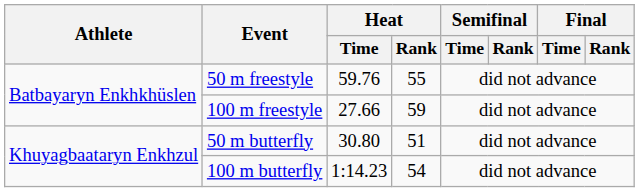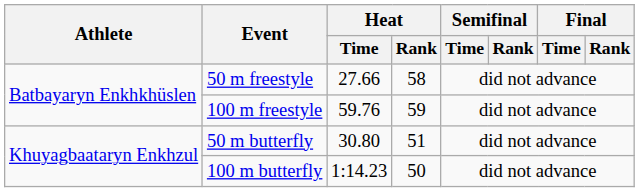(359, 79) 59.76 -> (359, 79) 27.66
(416, 79) 55 -> (416, 79) 58
(359, 110) 27.66 -> (359, 110) 59.76
(416, 171) 54 -> (416, 171) 50
